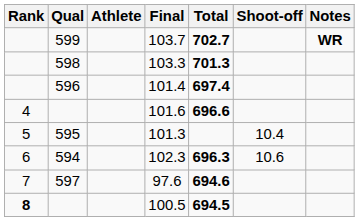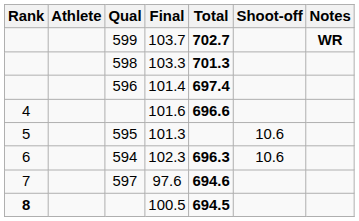columns swapped: (116, 16) <-> (68, 16)
(270, 134) 10.4 -> (270, 134) 10.6
